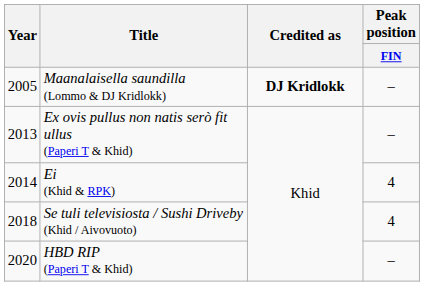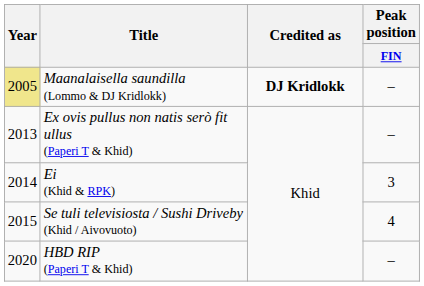(22, 86) no background -> (22, 86) khaki background
(391, 182) 4 -> (391, 182) 3
(22, 221) 2018 -> (22, 221) 2015
